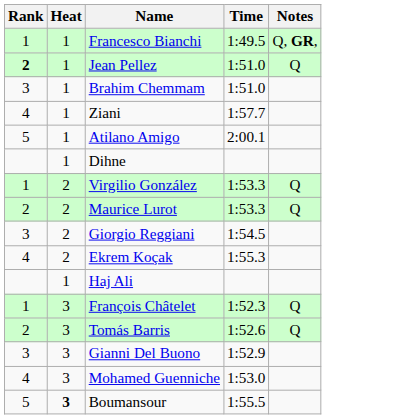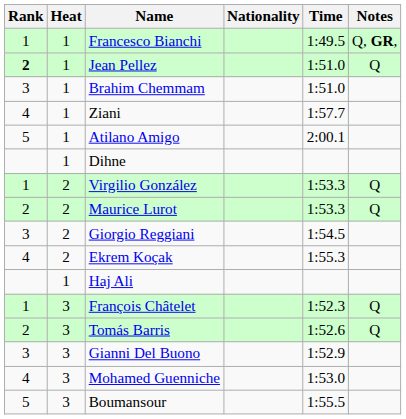+ column: (263, 16)
(66, 402) bold -> (66, 402) normal
